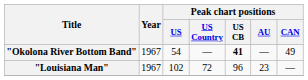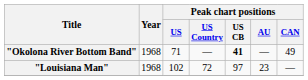(151, 52) 1967 -> (151, 52) 1968
(176, 52) 54 -> (176, 52) 71
(151, 68) 1967 -> (151, 68) 1968
(238, 68) 96 -> (238, 68) 97
